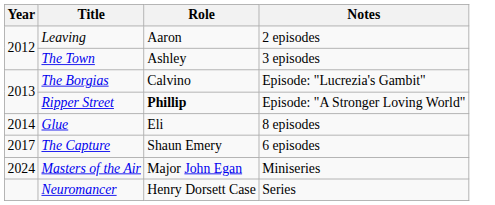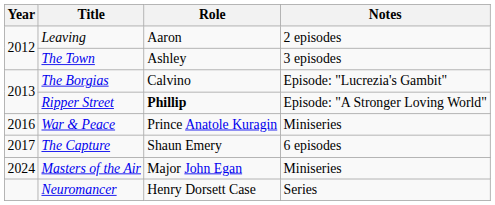- row: (55, 124)
+ row: (78, 124)
